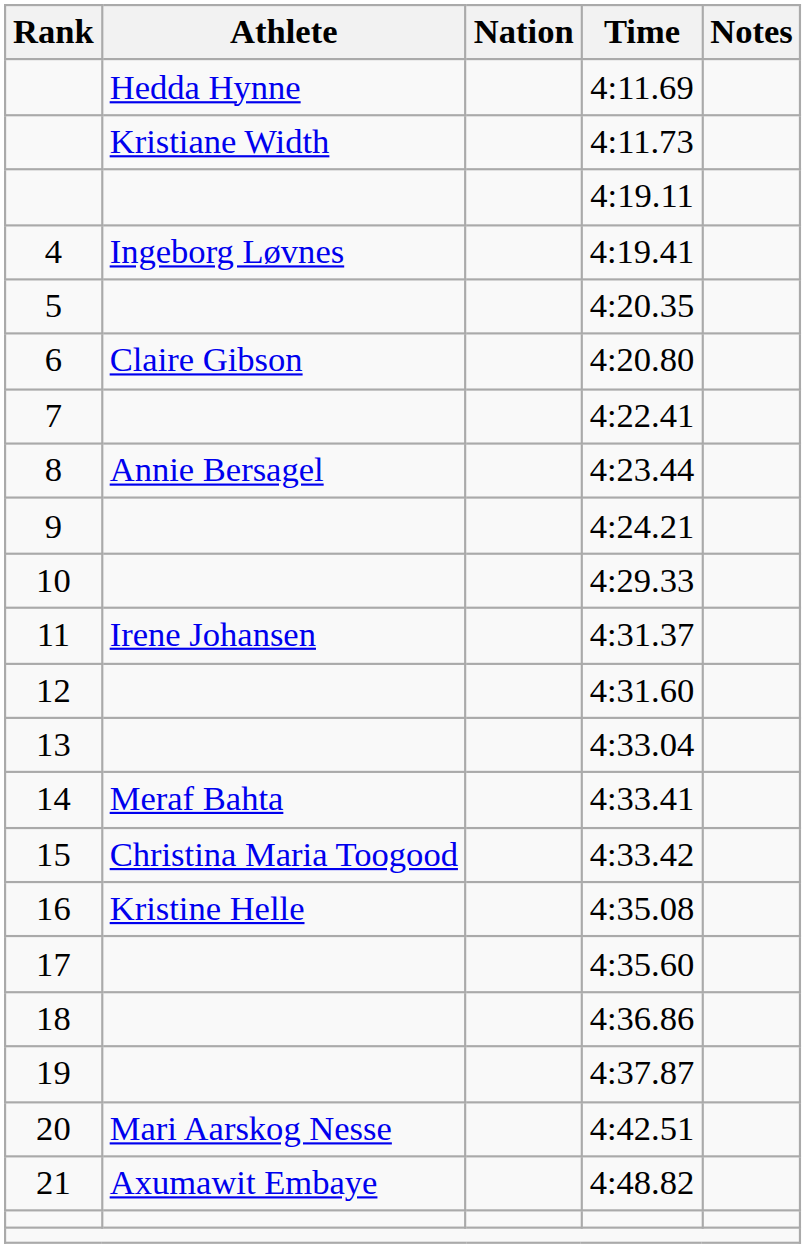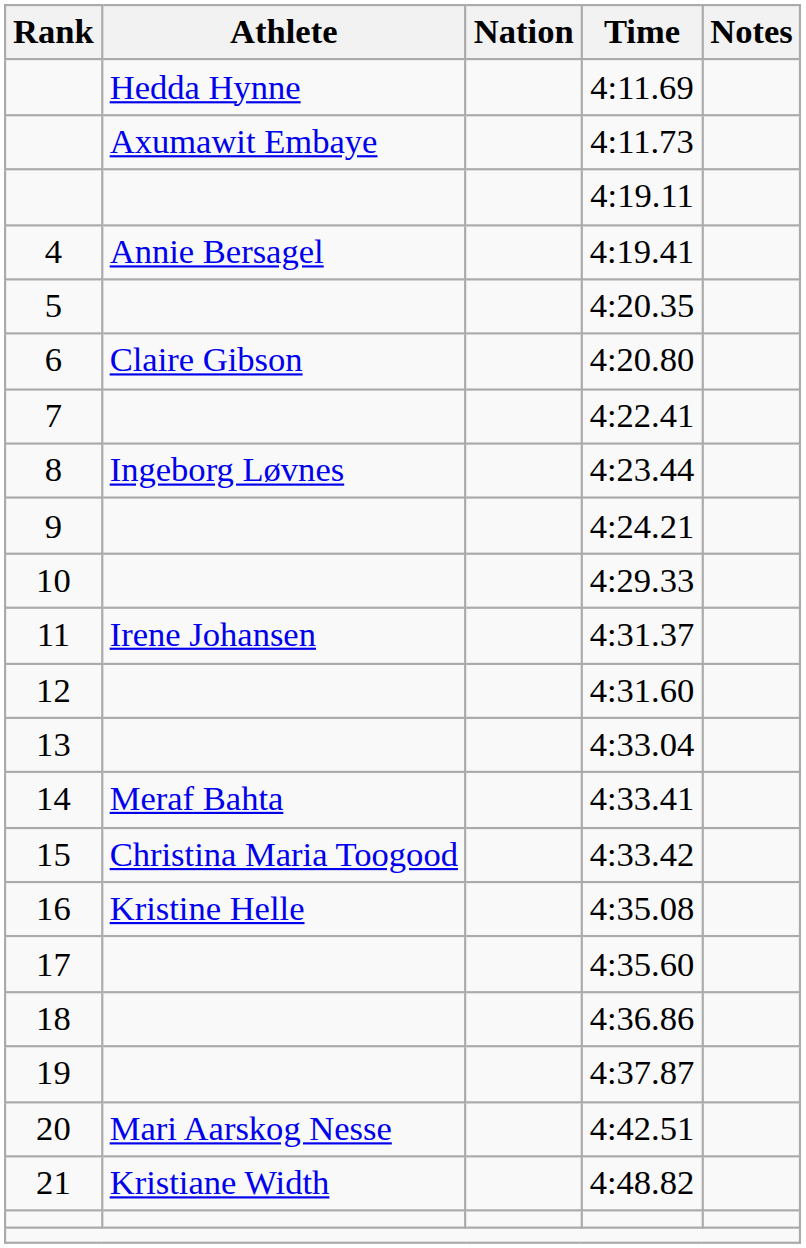(220, 141) Kristiane Width -> (244, 141) Axumawit Embaye
(227, 251) Ingeborg Løvnes -> (217, 251) Annie Bersagel
(217, 470) Annie Bersagel -> (227, 470) Ingeborg Løvnes
(244, 1182) Axumawit Embaye -> (220, 1182) Kristiane Width
